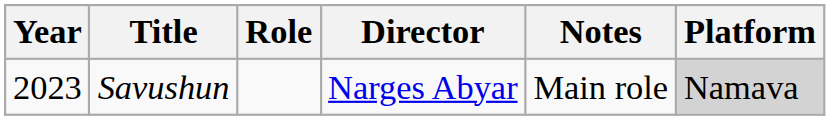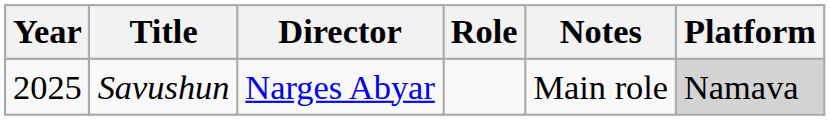columns swapped: (279, 31) <-> (423, 31)
(47, 86) 2023 -> (47, 86) 2025
